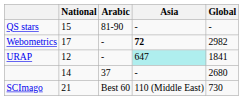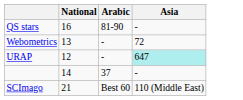- column: (222, 12)
(66, 27) 15 -> (66, 27) 16
(66, 42) 17 -> (66, 42) 13
(139, 42) bold -> (139, 42) normal
